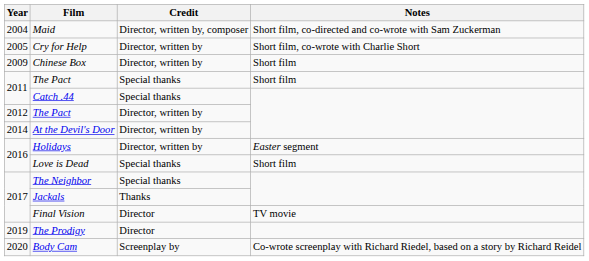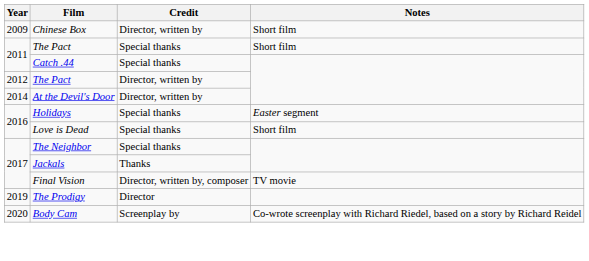- row: (17, 29)
- row: (17, 46)
(161, 146) Director, written by -> (150, 113) Special thanks
(137, 213) Director -> (184, 180) Director, written by, composer
